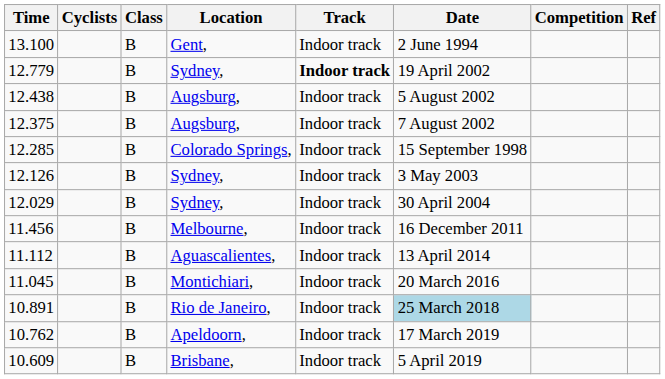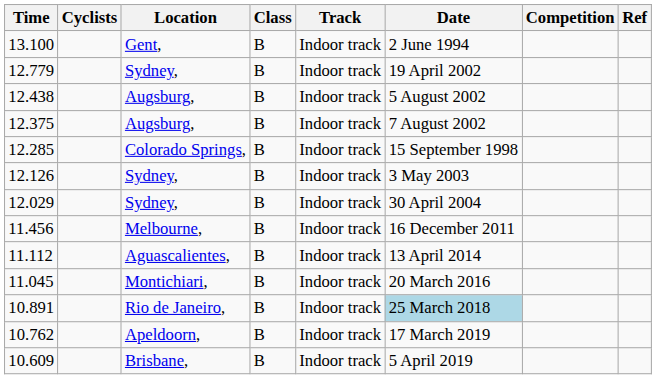columns swapped: (144, 17) <-> (231, 17)
(345, 70) bold -> (340, 70) normal
